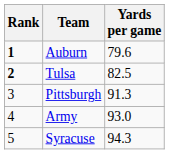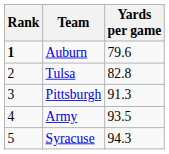(11, 73) bold -> (11, 73) normal
(119, 73) 82.5 -> (119, 73) 82.8
(119, 116) 93.0 -> (119, 116) 93.5
